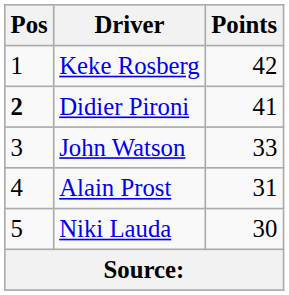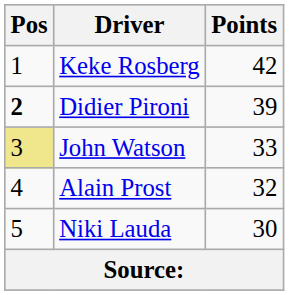(265, 106) 41 -> (265, 106) 39
(17, 147) no background -> (17, 147) khaki background
(265, 188) 31 -> (265, 188) 32
